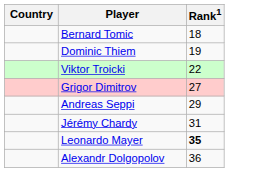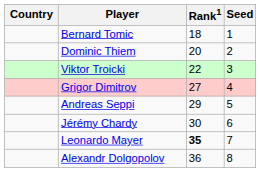+ column: (240, 14)
(195, 51) 19 -> (195, 51) 20
(195, 122) 31 -> (195, 122) 30
